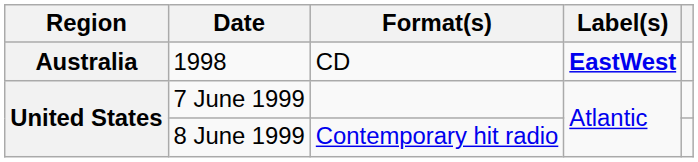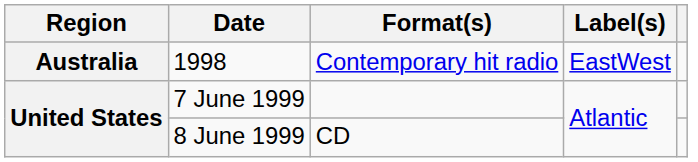(333, 61) CD -> (437, 61) Contemporary hit radio
(623, 61) bold -> (620, 61) normal
(437, 136) Contemporary hit radio -> (333, 136) CD
